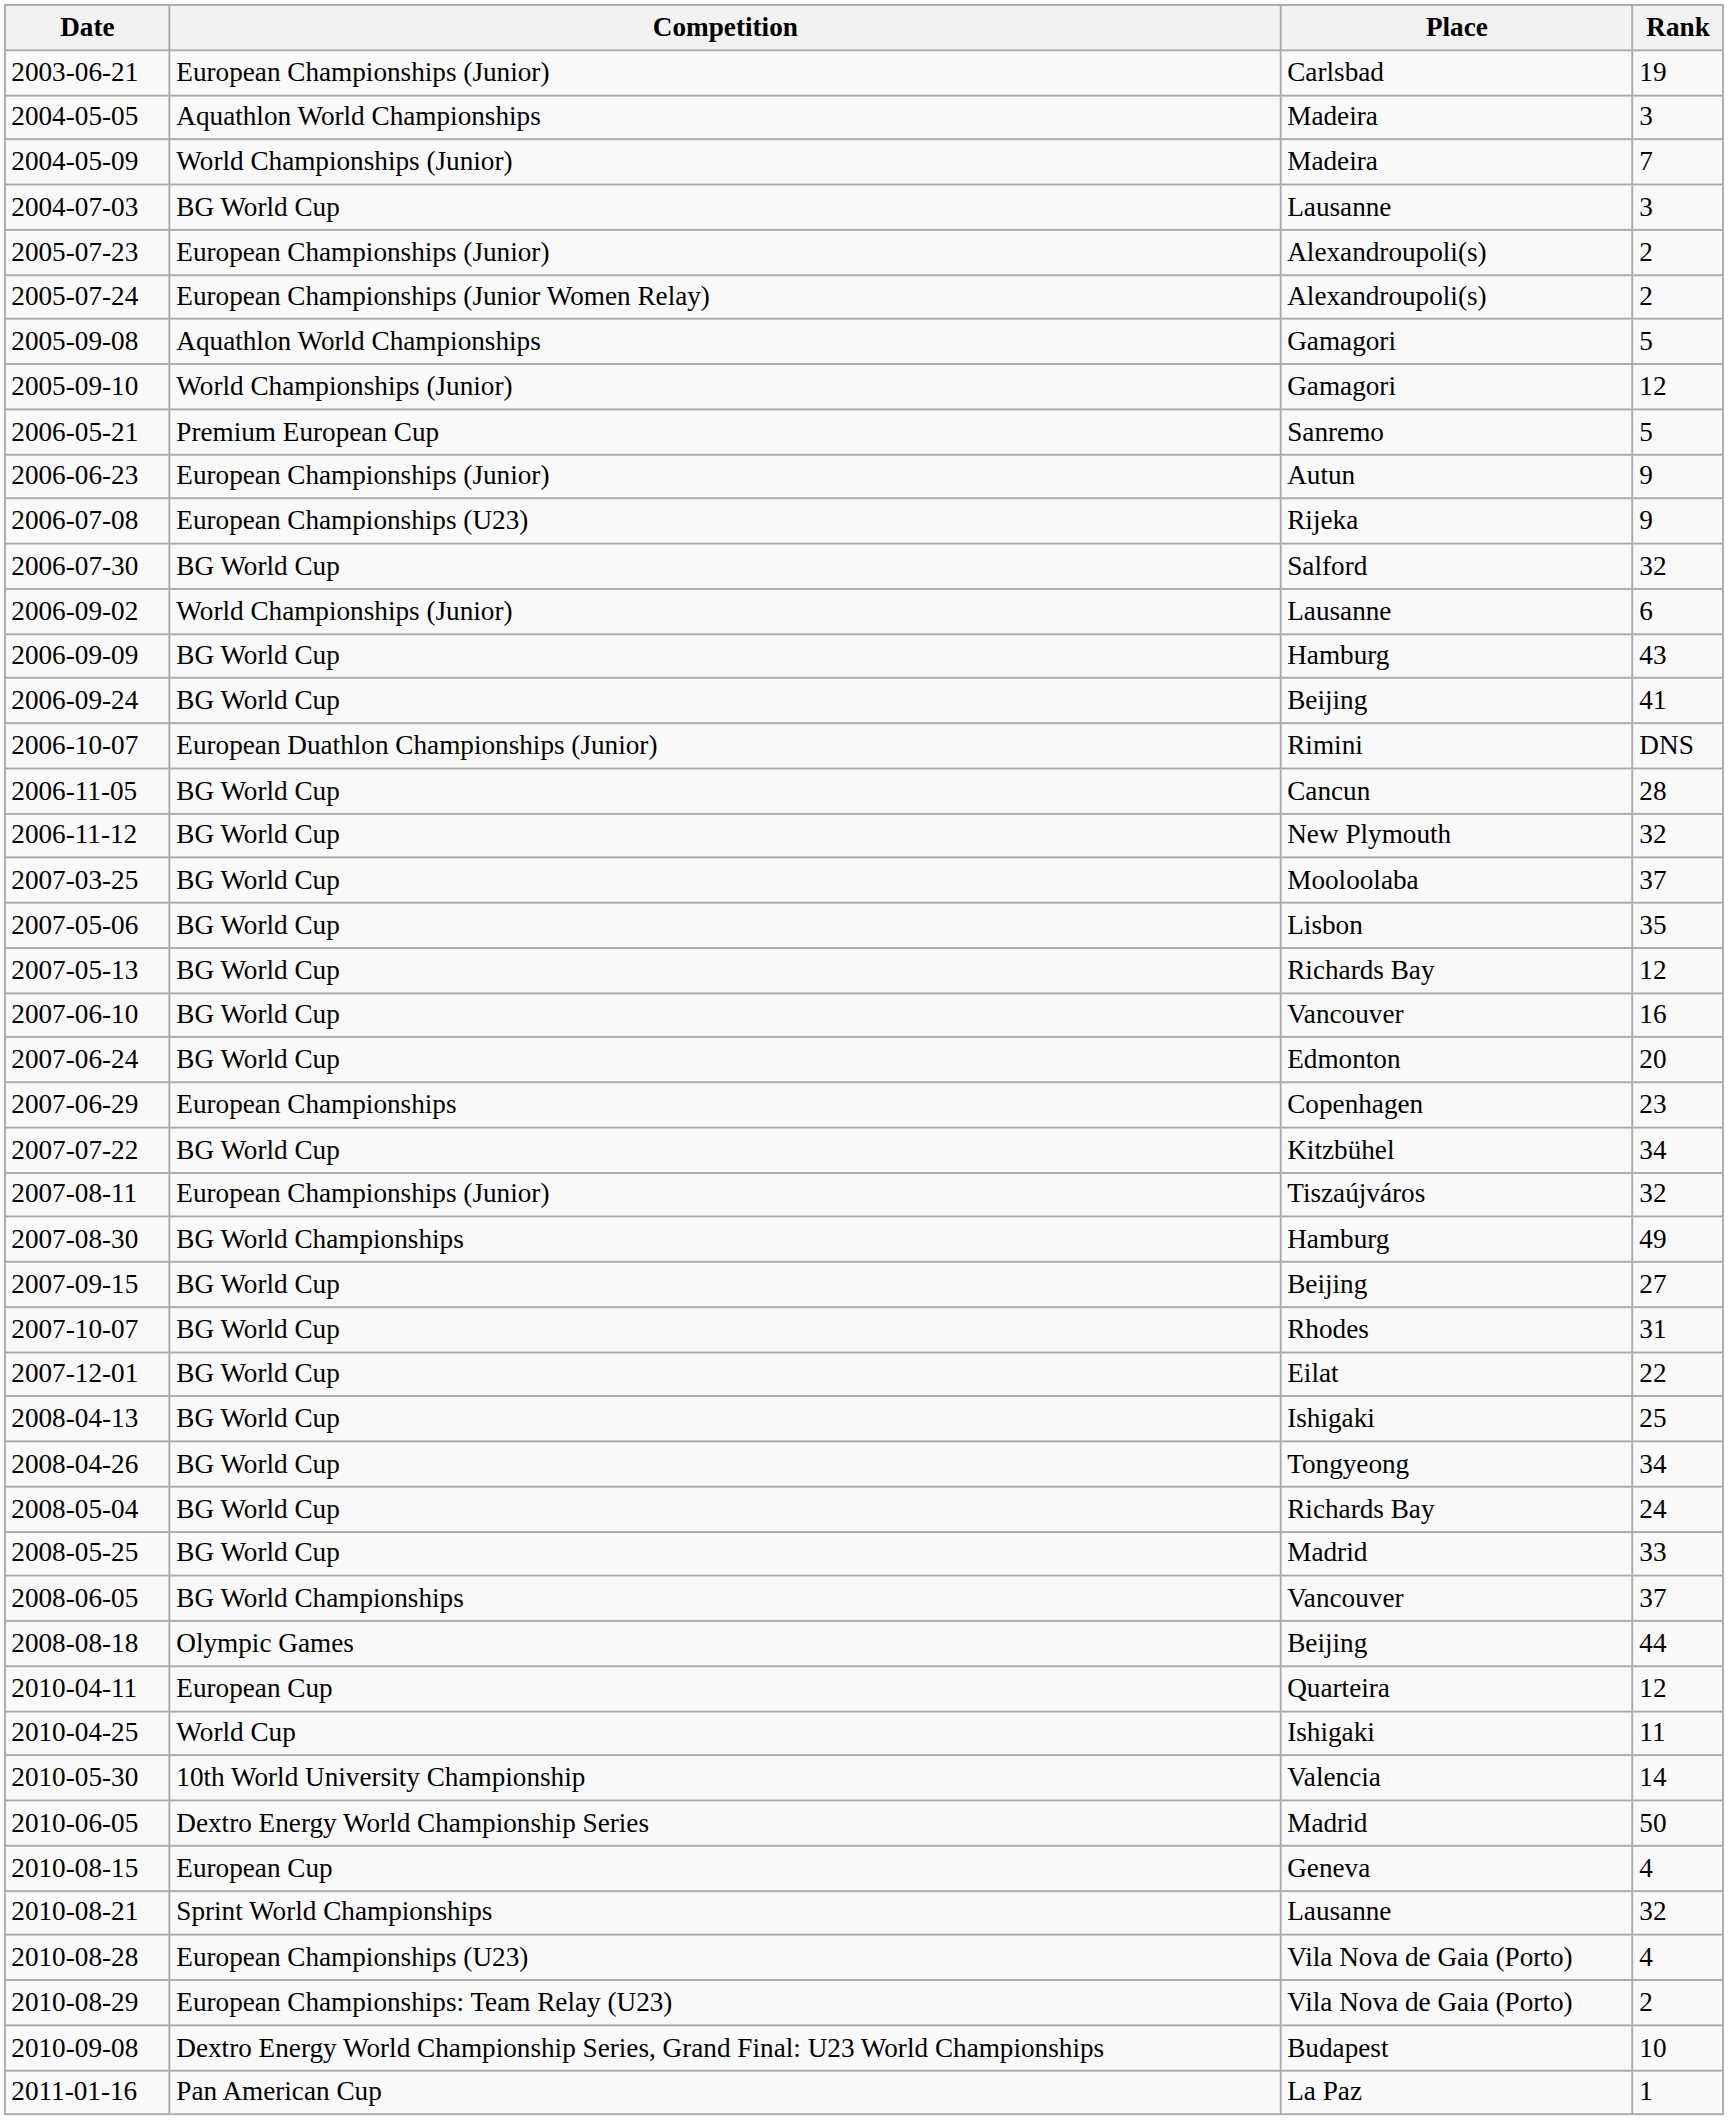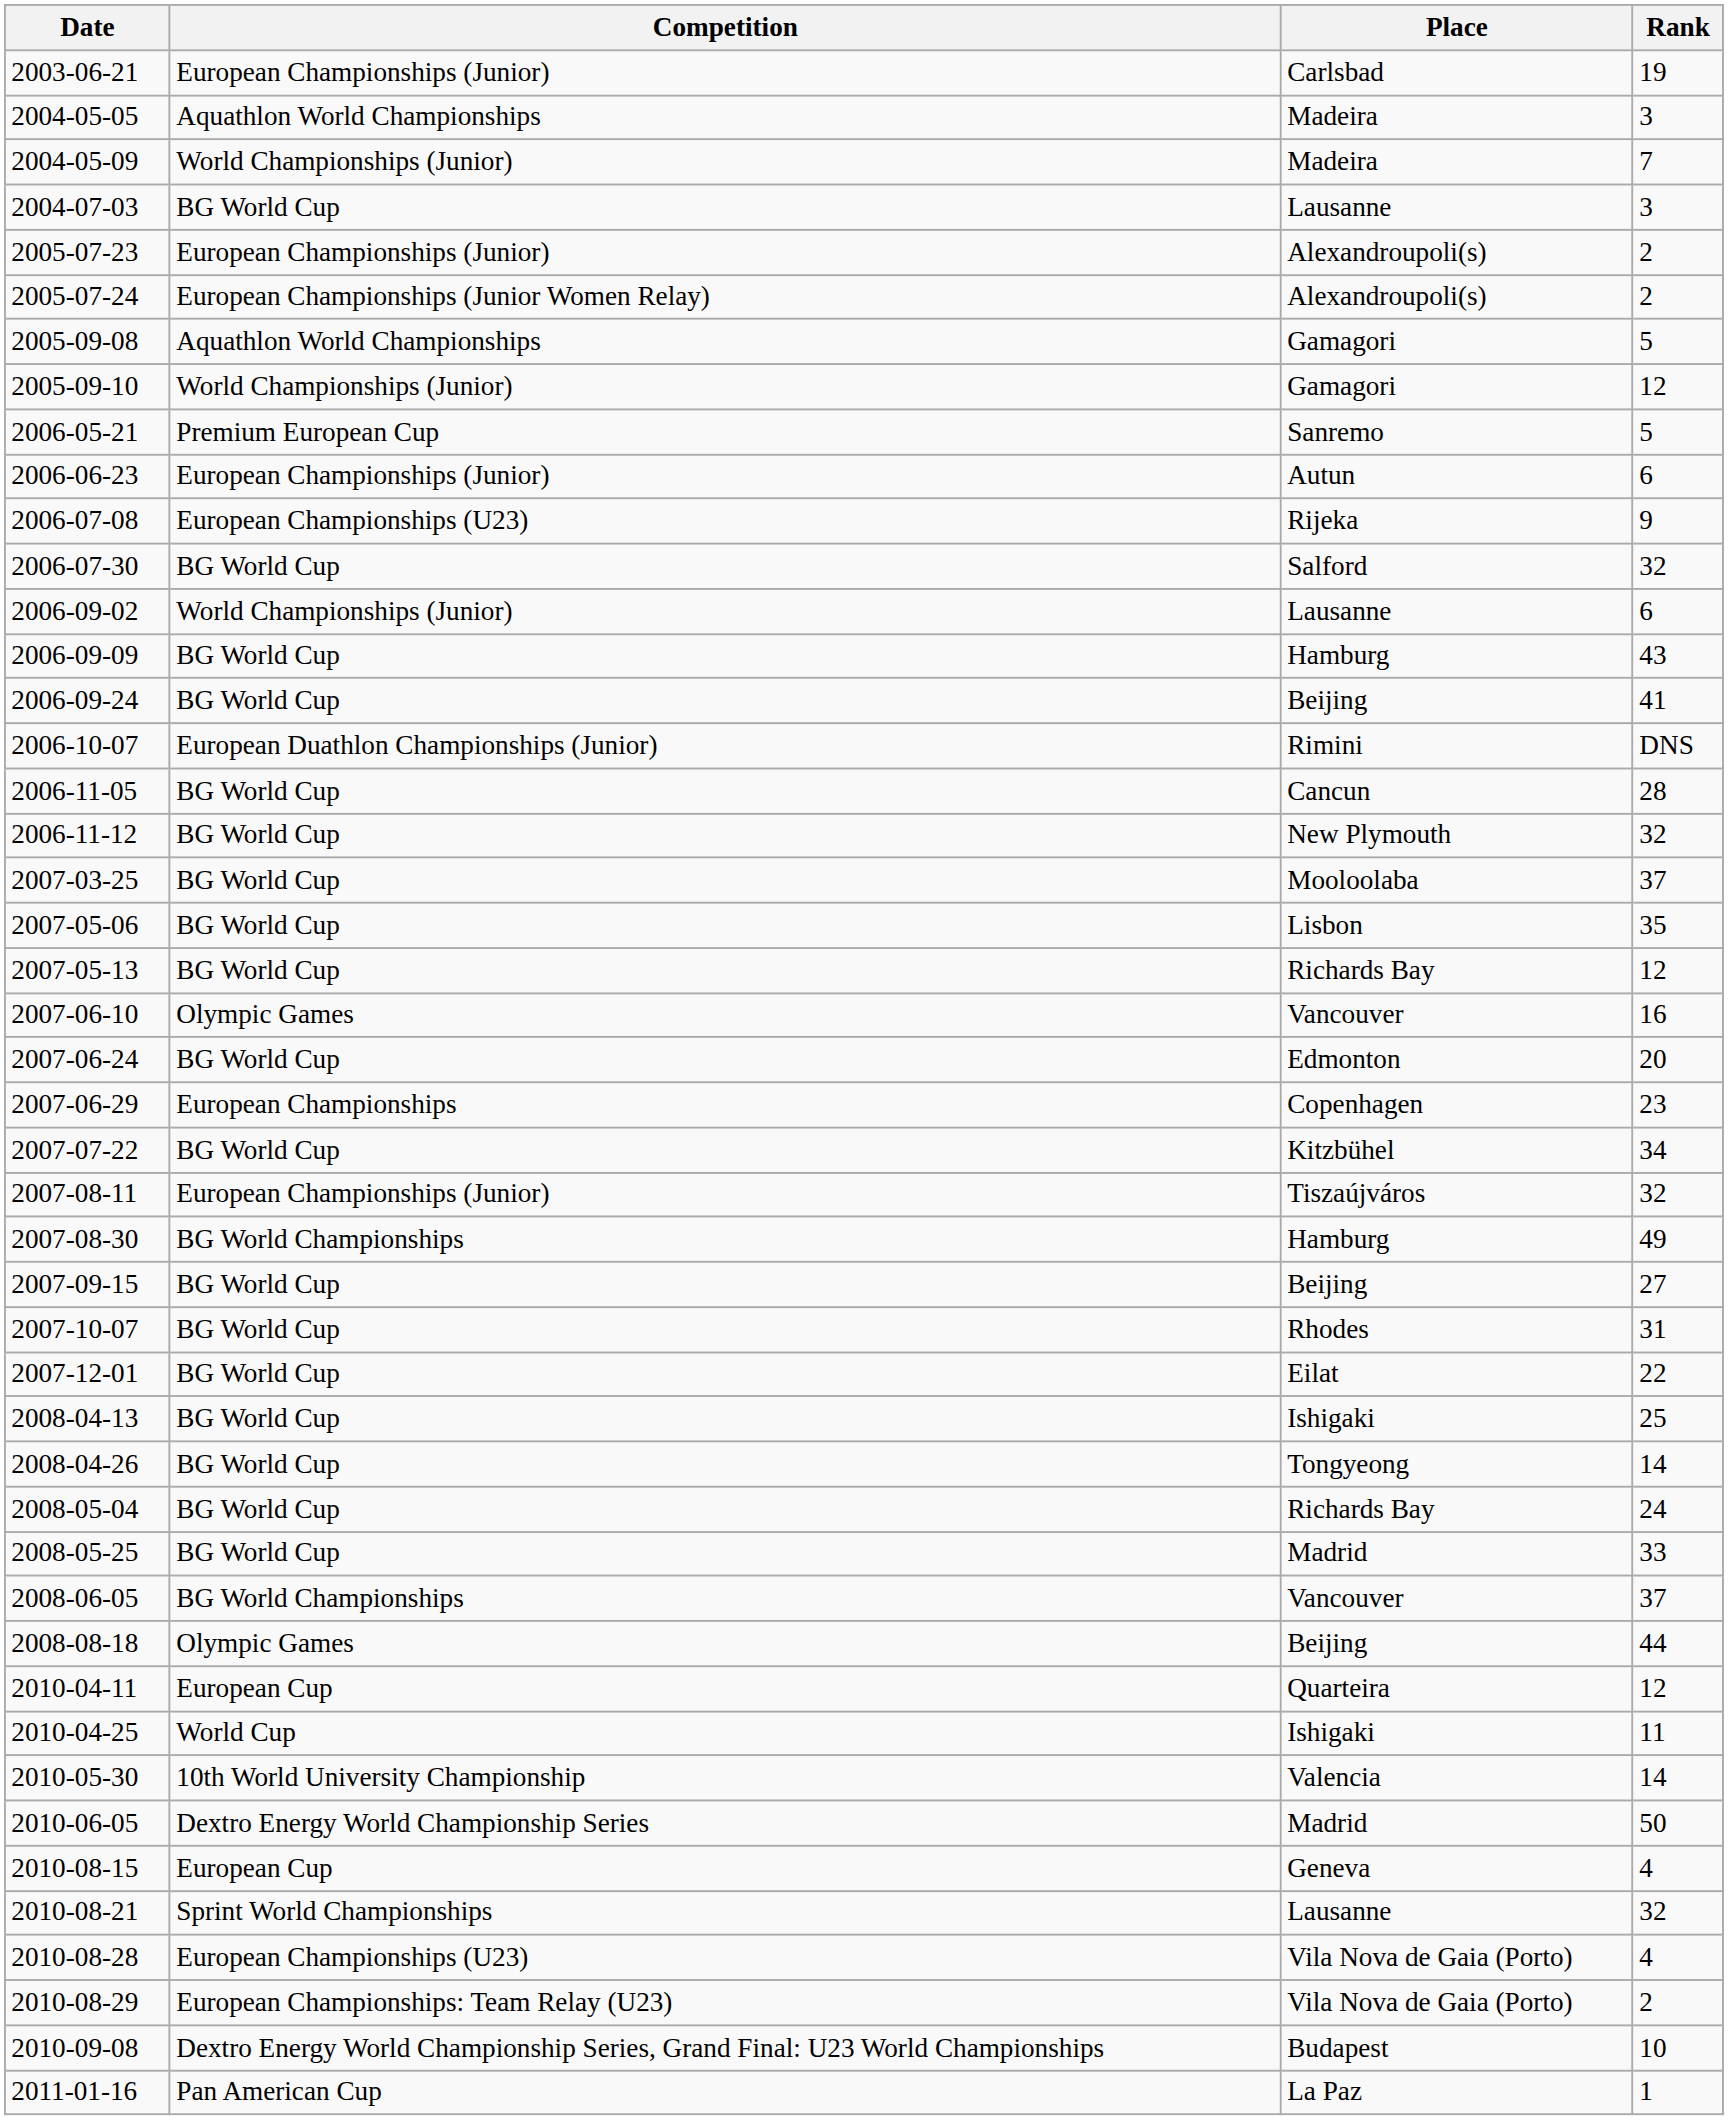(1646, 476) 9 -> (1646, 476) 6
(258, 1014) BG World Cup -> (265, 1014) Olympic Games
(1653, 1463) 34 -> (1653, 1463) 14
